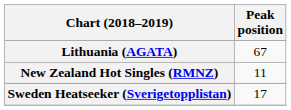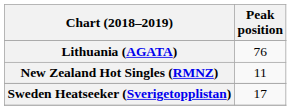(260, 51) 67 -> (260, 51) 76
